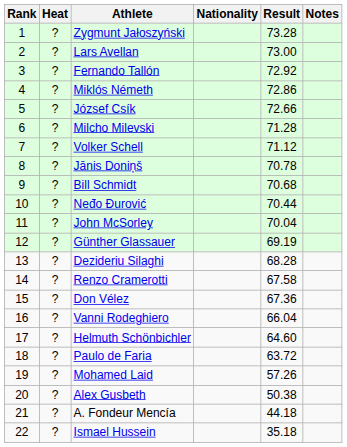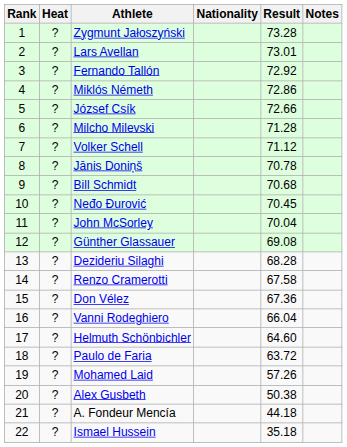(282, 52) 73.00 -> (282, 52) 73.01
(282, 204) 70.44 -> (282, 204) 70.45
(282, 242) 69.19 -> (282, 242) 69.08
